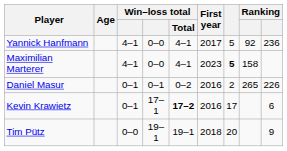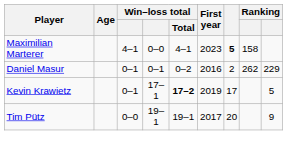- row: (47, 43)
(250, 85) 265 -> (250, 69) 262
(272, 85) 226 -> (272, 69) 229
(211, 106) 2016 -> (211, 90) 2019
(272, 106) 6 -> (272, 90) 5
(211, 132) 2018 -> (211, 117) 2017
